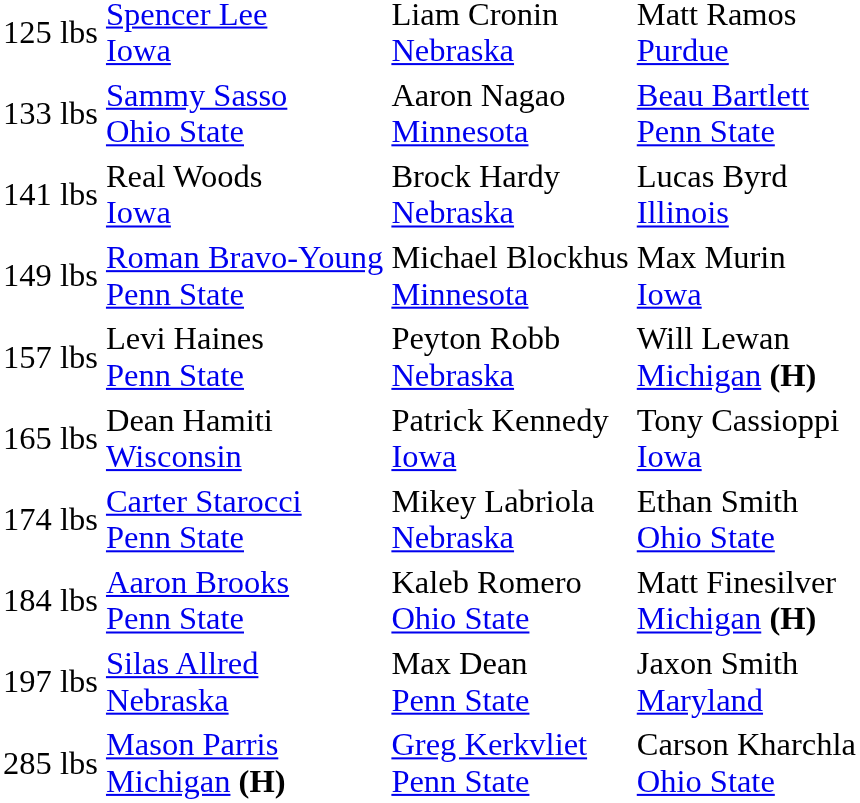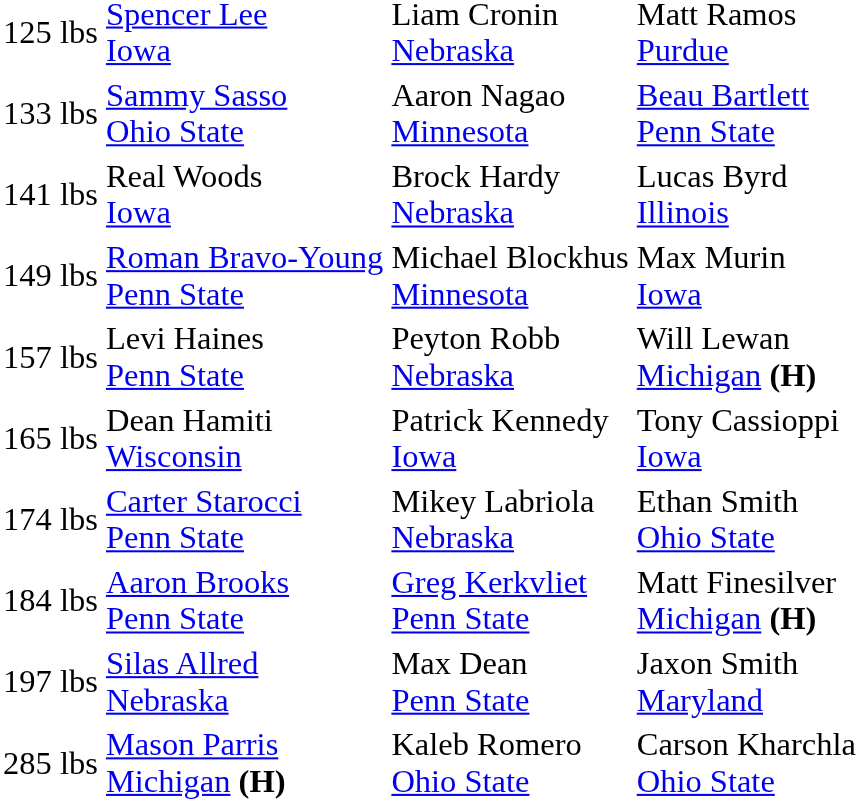(487, 600) Kaleb Romero Ohio State -> (489, 600) Greg Kerkvliet Penn State
(489, 762) Greg Kerkvliet Penn State -> (487, 762) Kaleb Romero Ohio State
